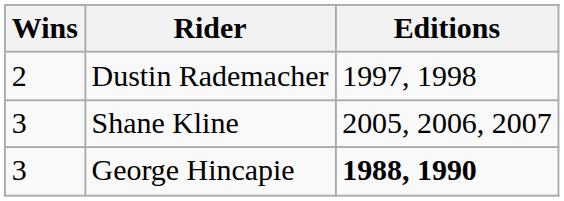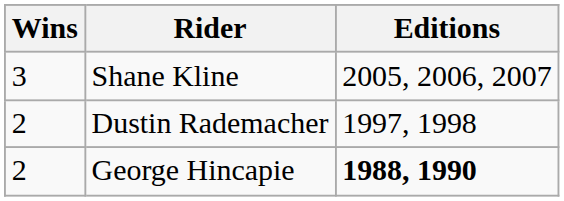rows swapped: (165, 123) <-> (210, 75)
(19, 170) 3 -> (19, 170) 2
